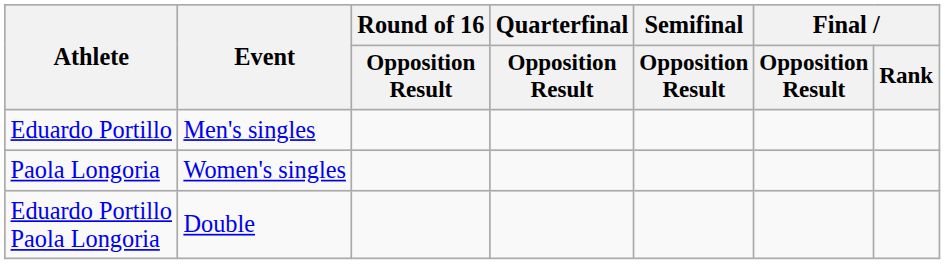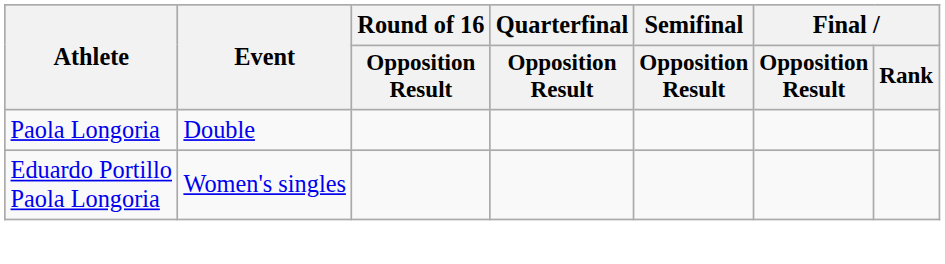- row: (91, 130)
(265, 170) Women's singles -> (219, 130) Double
(219, 224) Double -> (265, 184) Women's singles
